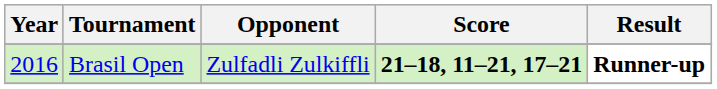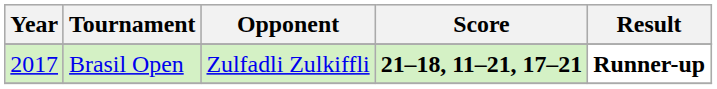(34, 63) 2016 -> (34, 63) 2017
